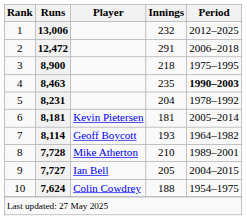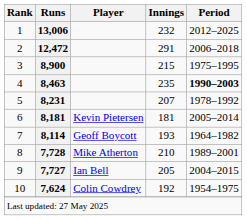(166, 65) 218 -> (166, 65) 215
(166, 100) 204 -> (166, 100) 207
(166, 188) 188 -> (166, 188) 192
